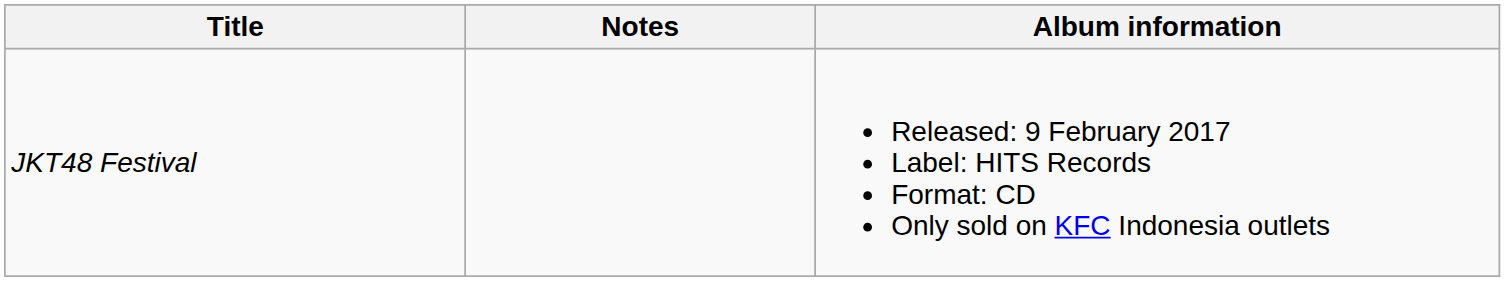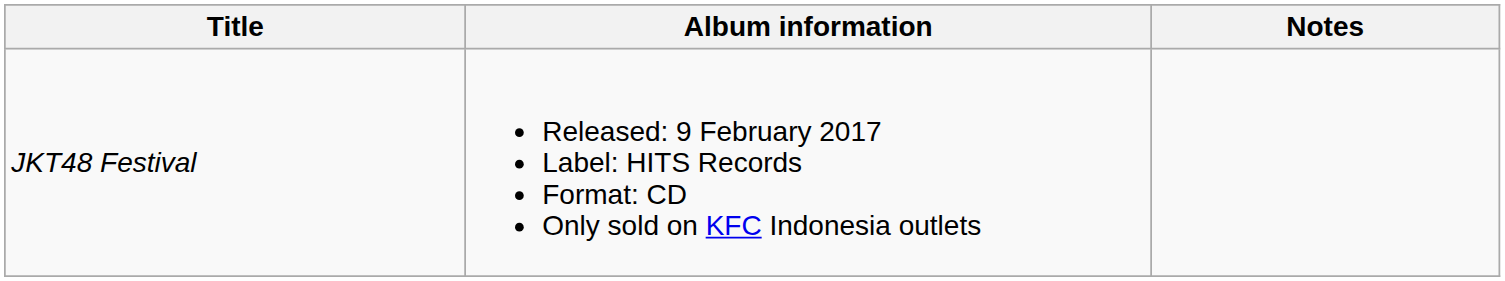columns swapped: (1157, 26) <-> (640, 26)
